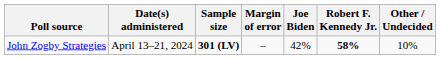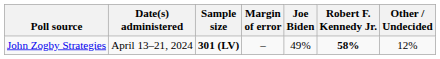(300, 45) 42% -> (300, 45) 49%
(407, 45) 10% -> (407, 45) 12%
